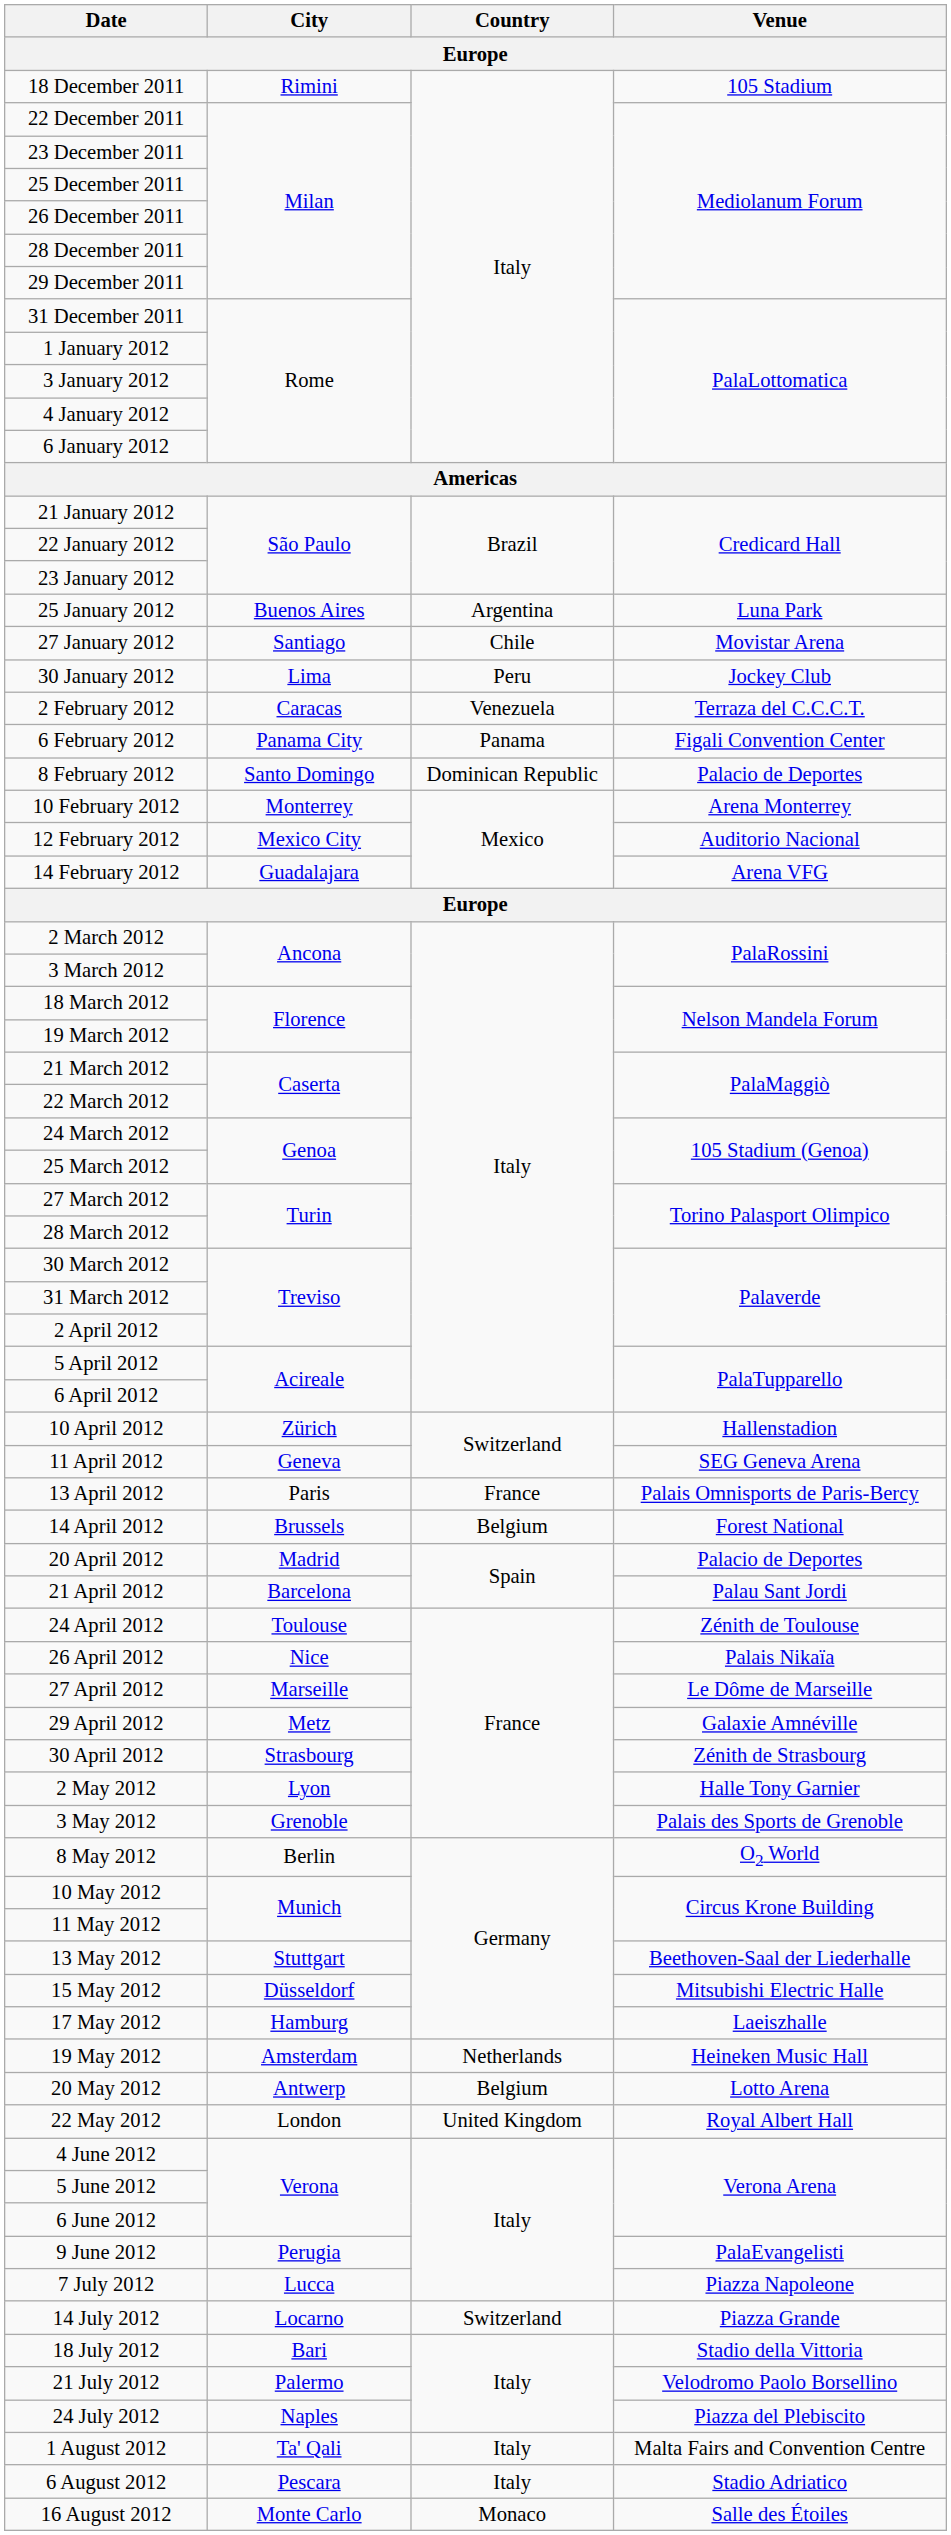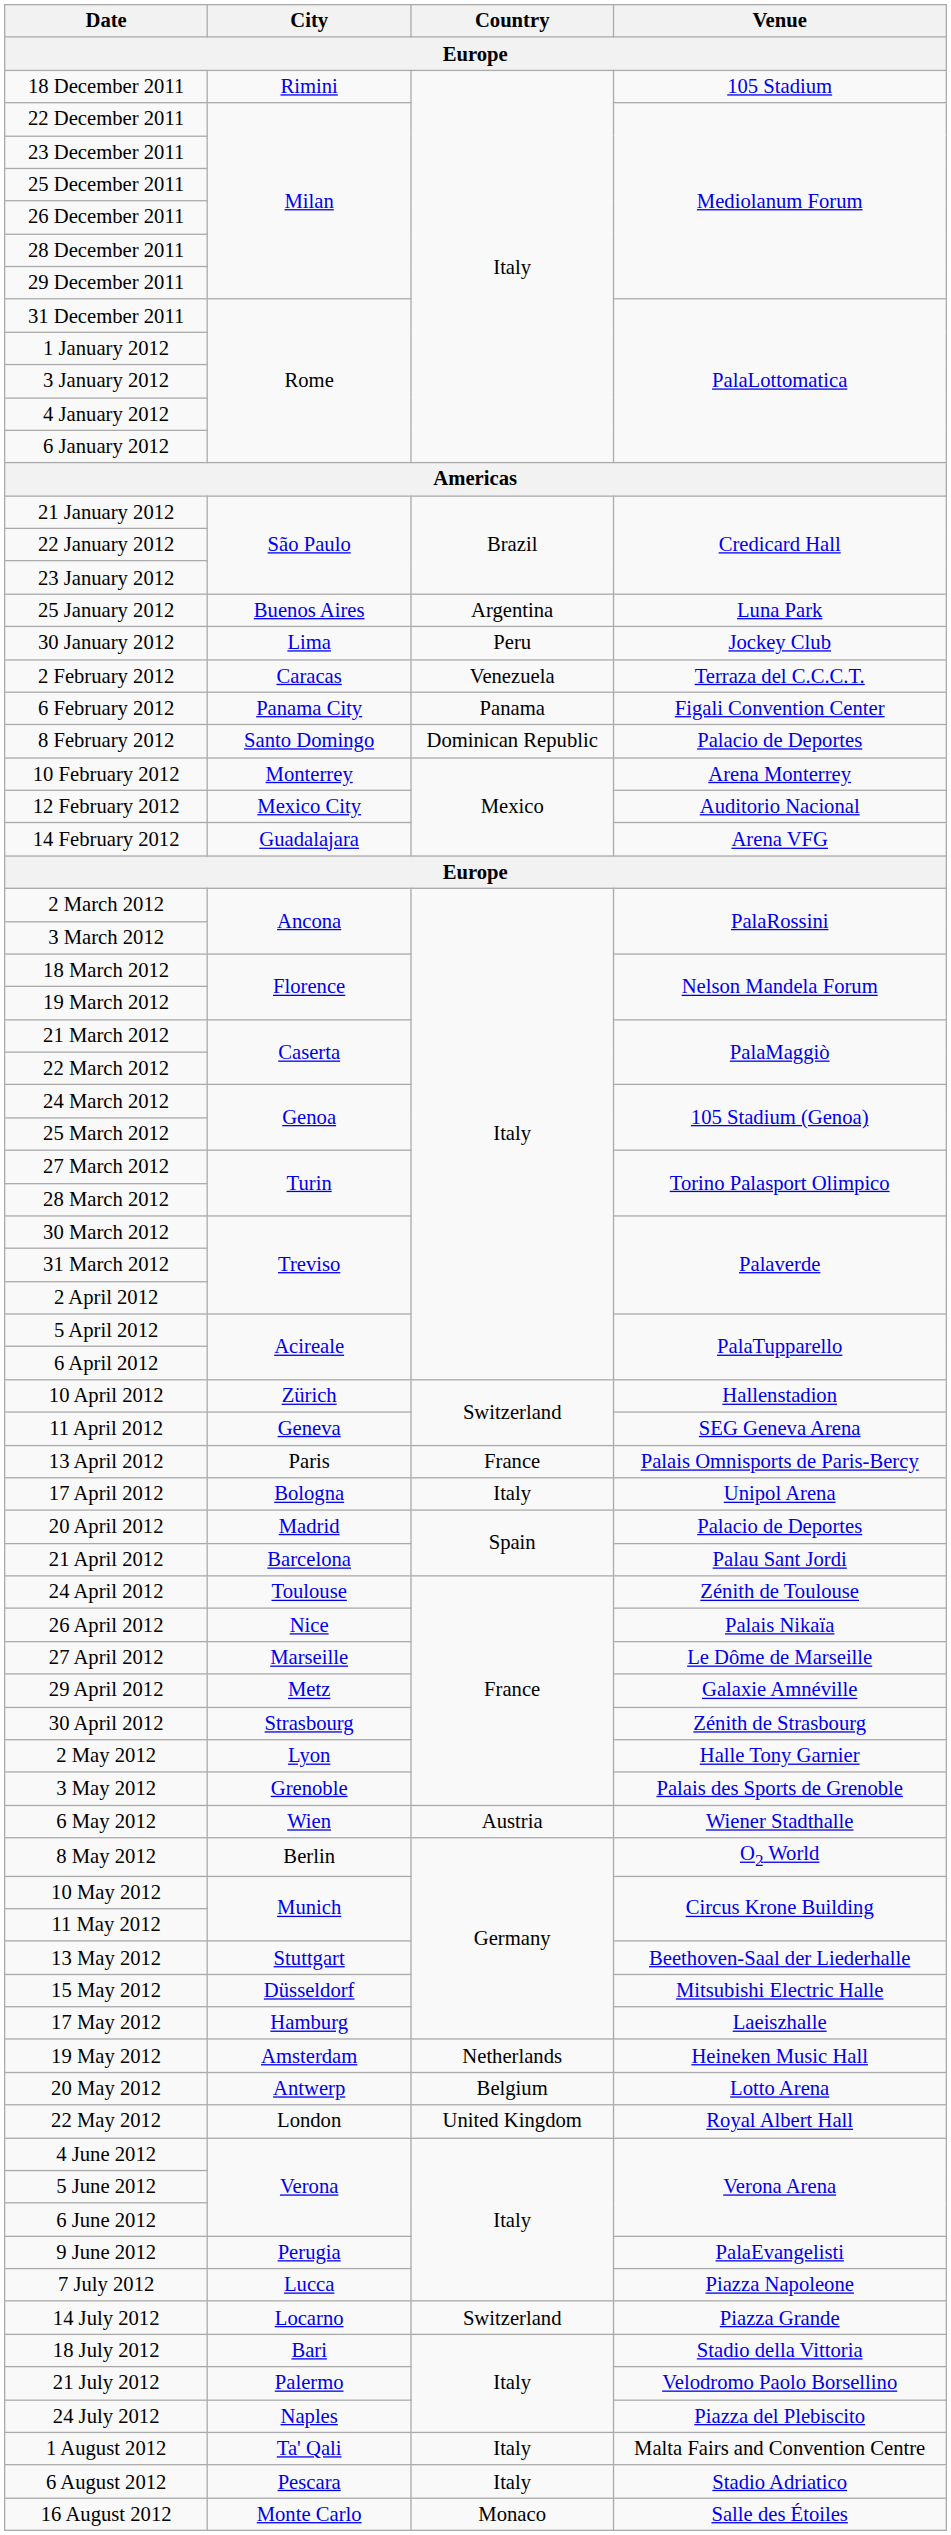- row: (106, 642)
- row: (106, 1526)
+ row: (106, 1493)
+ row: (106, 1821)
